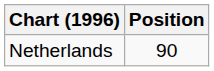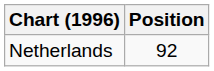(167, 50) 90 -> (167, 50) 92
